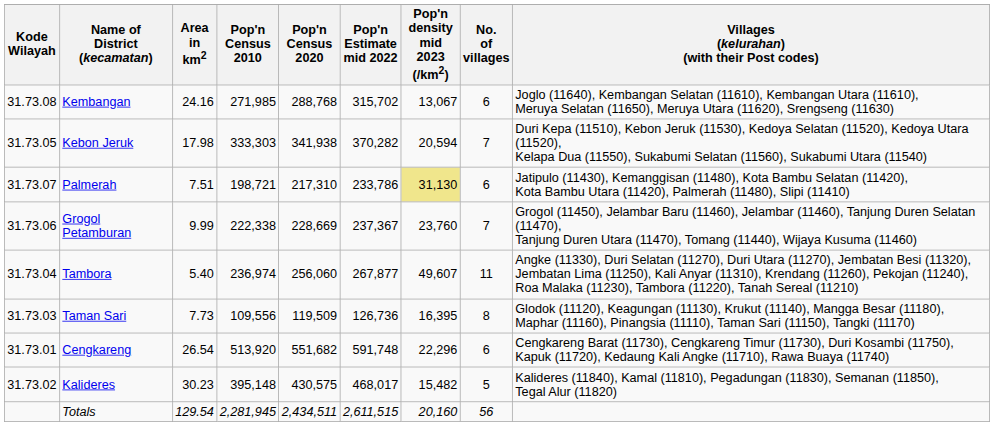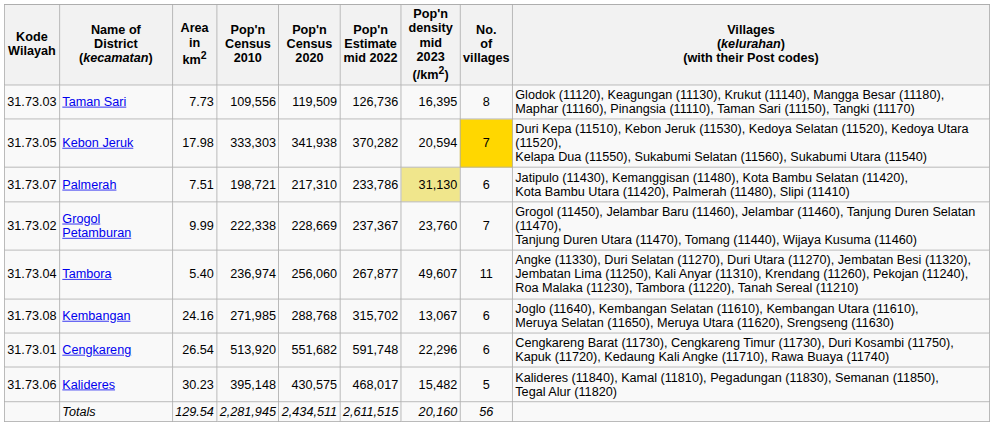rows swapped: (96, 101) <-> (94, 315)
(486, 143) no background -> (486, 143) gold background
(32, 226) 31.73.06 -> (32, 226) 31.73.02
(32, 384) 31.73.02 -> (32, 384) 31.73.06
